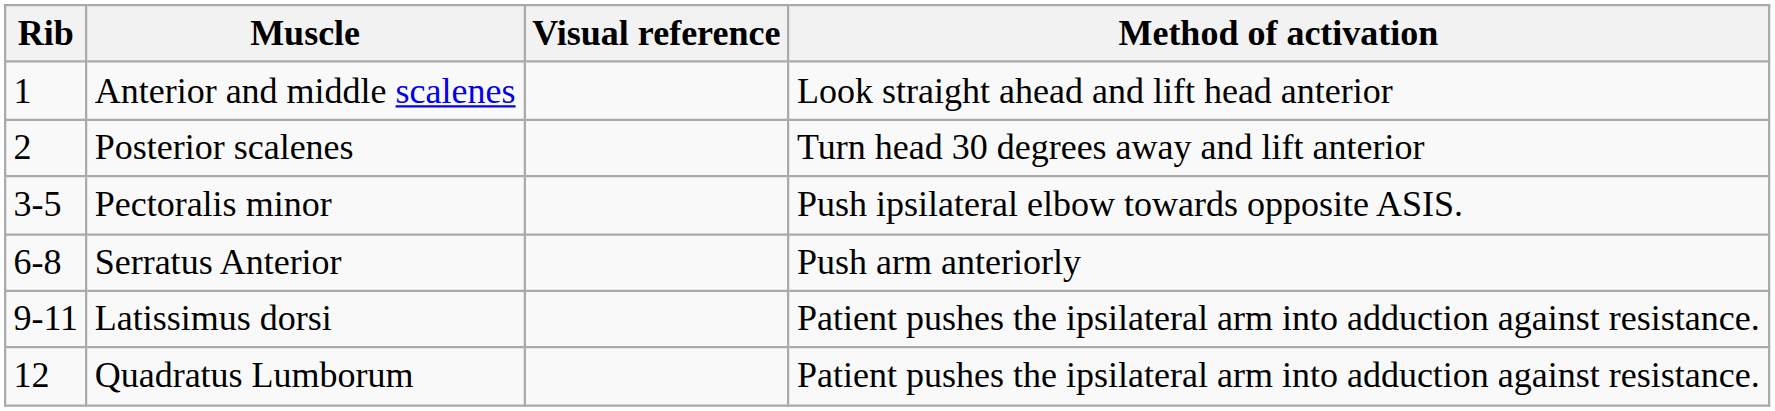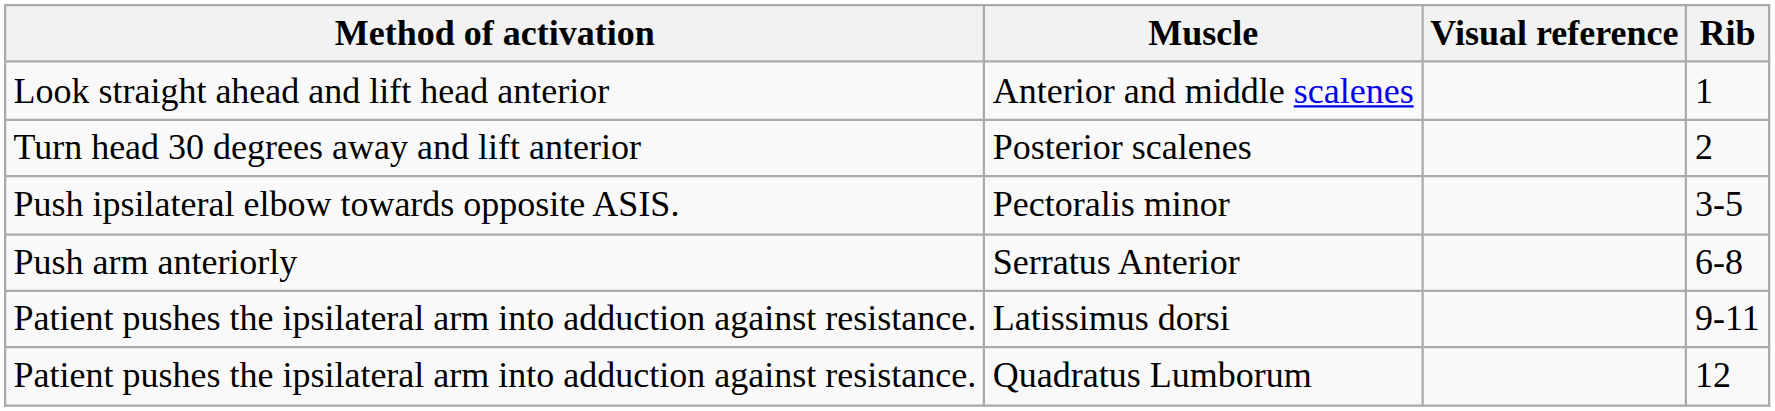columns swapped: (46, 33) <-> (1278, 33)
